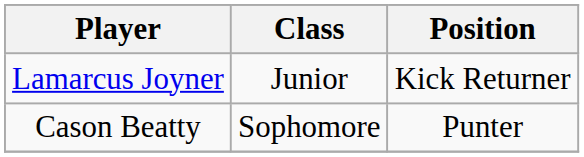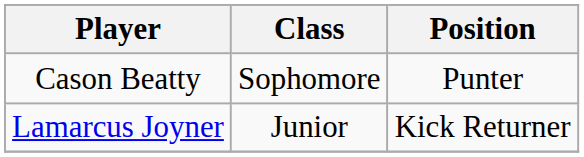rows swapped: (118, 77) <-> (118, 126)
